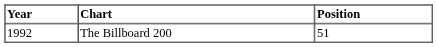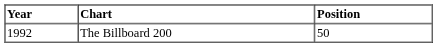(323, 32) 51 -> (323, 32) 50
